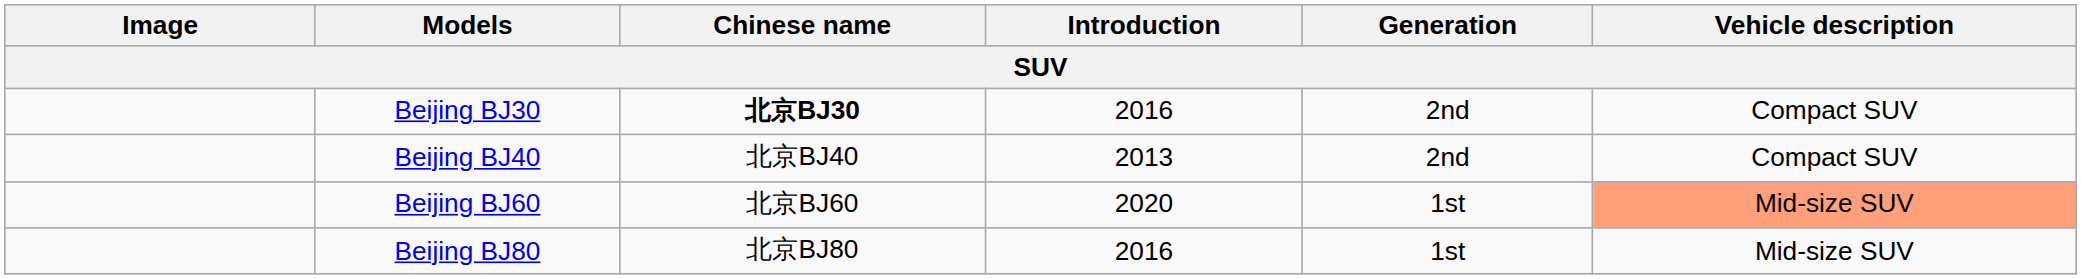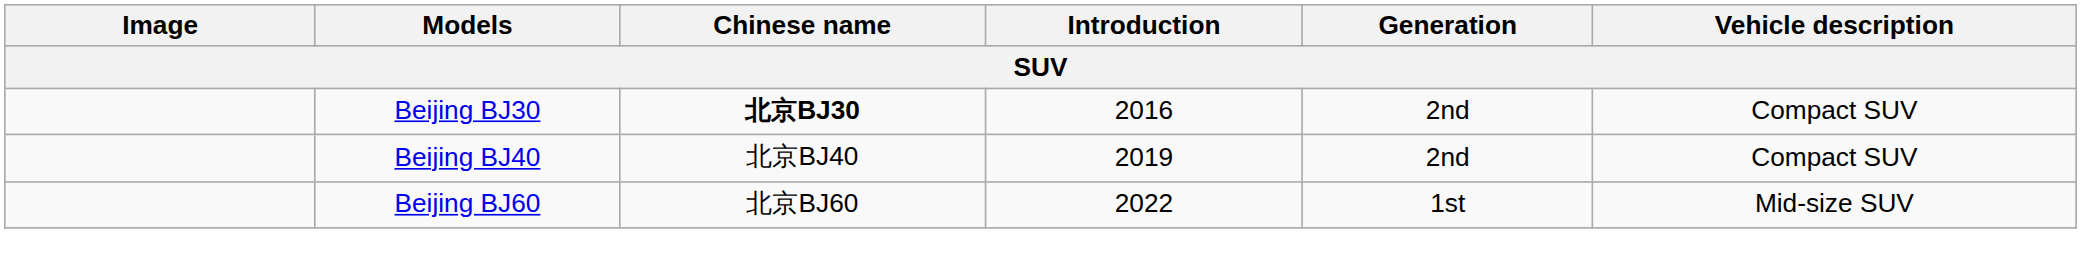(1144, 157) 2013 -> (1144, 157) 2019
(1144, 204) 2020 -> (1144, 204) 2022
(1834, 204) lightsalmon background -> (1834, 204) no background
- row: (467, 250)
